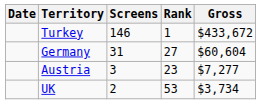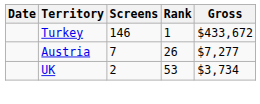- row: (66, 52)
(113, 70) 3 -> (113, 52) 7
(171, 70) 23 -> (171, 52) 26
